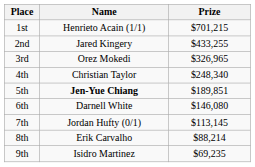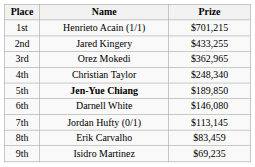(209, 59) $326,965 -> (209, 59) $362,965
(209, 91) $189,851 -> (209, 91) $189,850
(209, 138) $88,214 -> (209, 138) $83,459
